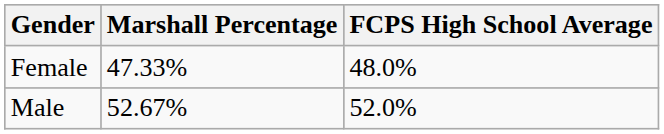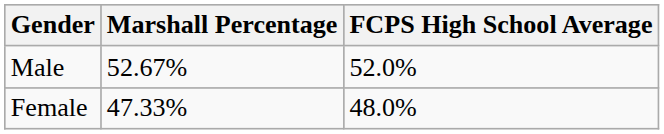rows swapped: (38, 107) <-> (49, 66)
